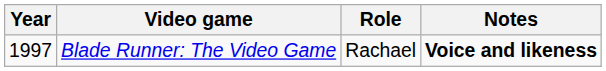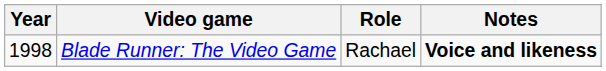(31, 50) 1997 -> (31, 50) 1998
